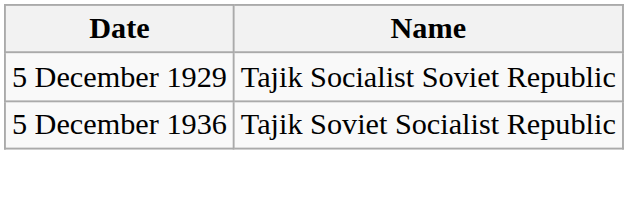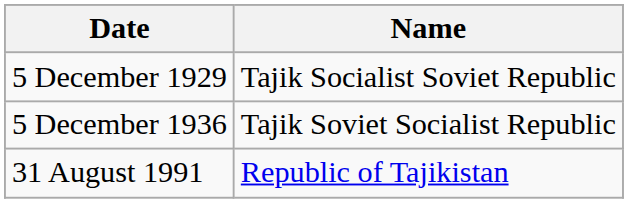+ row: (108, 172)
